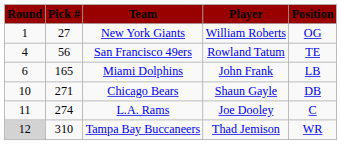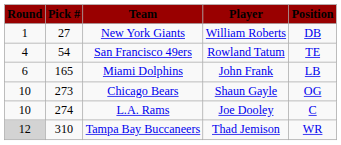(313, 33) OG -> (313, 33) DB
(64, 52) 56 -> (64, 52) 54
(64, 91) 271 -> (64, 91) 273
(313, 91) DB -> (313, 91) OG
(25, 110) 11 -> (25, 110) 10
